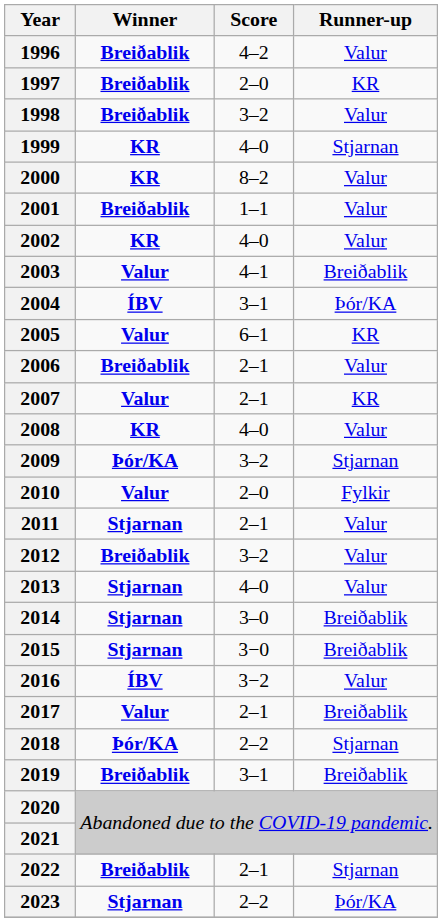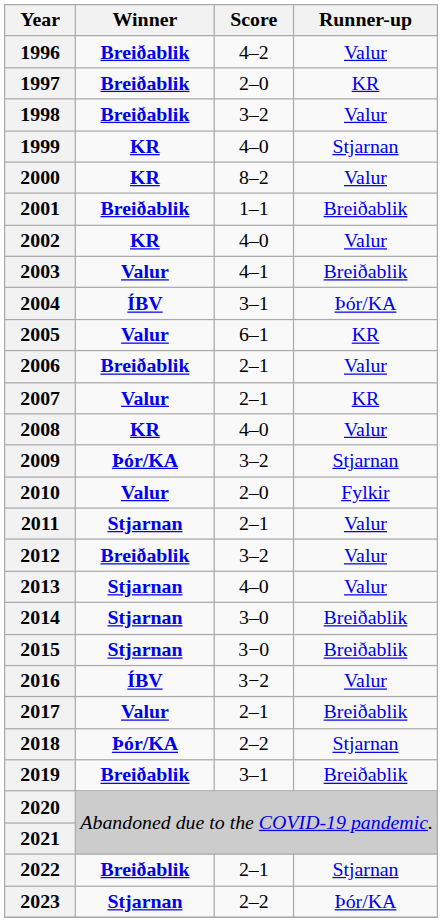(365, 209) Valur -> (365, 209) Breiðablik
